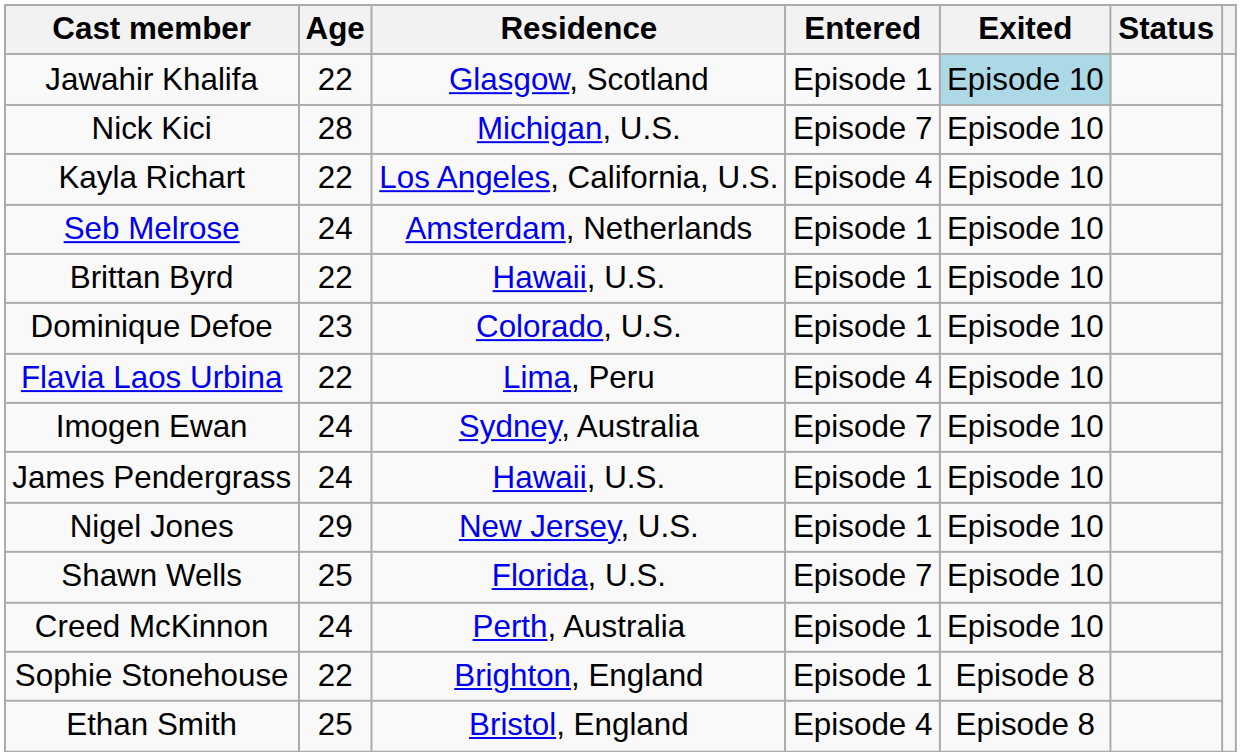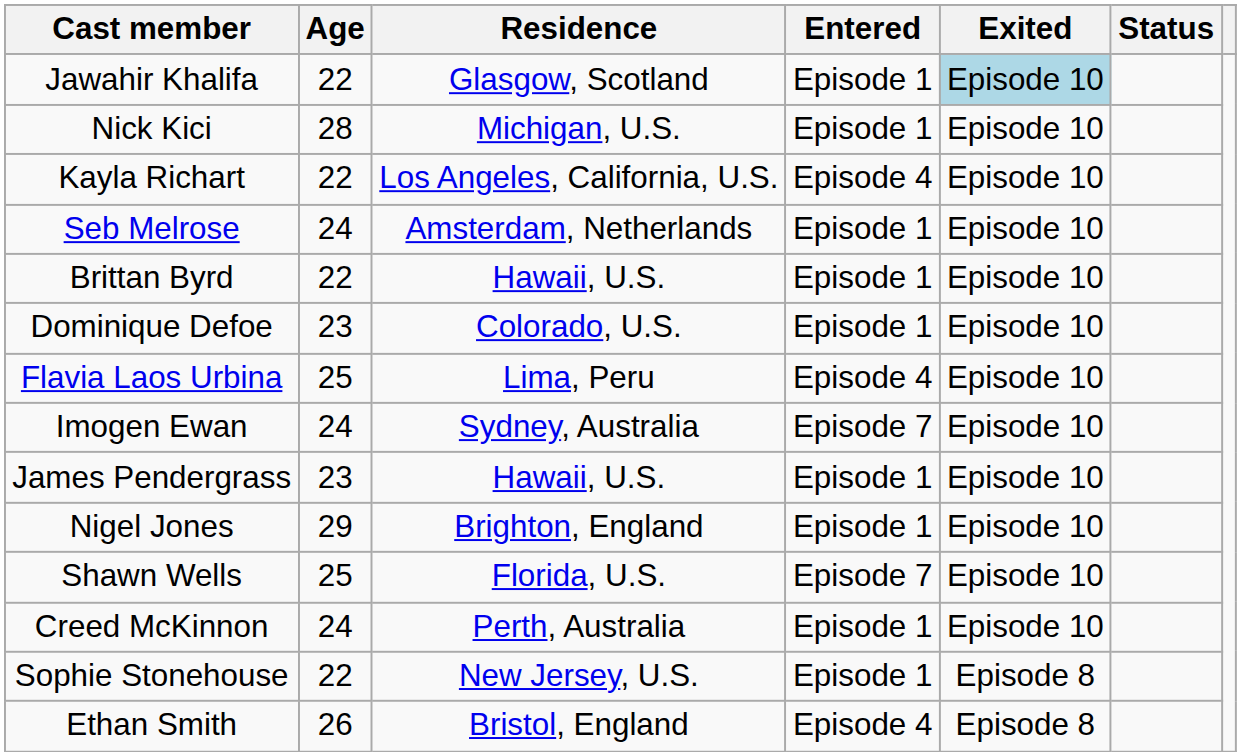(863, 128) Episode 7 -> (863, 128) Episode 1
(335, 377) 22 -> (335, 377) 25
(335, 476) 24 -> (335, 476) 23
(579, 526) New Jersey, U.S. -> (579, 526) Brighton, England
(579, 675) Brighton, England -> (579, 675) New Jersey, U.S.
(335, 725) 25 -> (335, 725) 26
